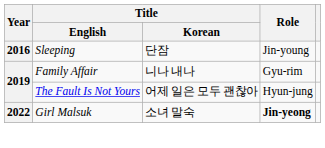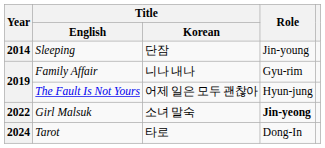(19, 51) 2016 -> (19, 51) 2014
+ row: (47, 132)
